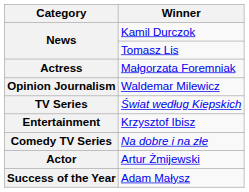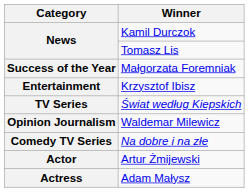(61, 68) Actress -> (61, 68) Success of the Year
rows swapped: (158, 123) <-> (170, 86)
(61, 178) Success of the Year -> (61, 178) Actress
